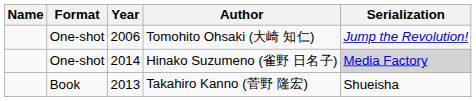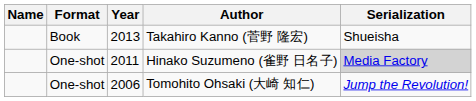rows swapped: (230, 36) <-> (227, 84)
(125, 60) 2014 -> (125, 60) 2011
